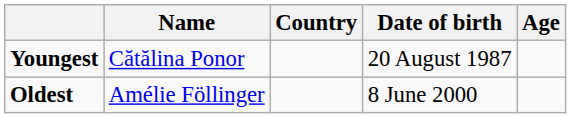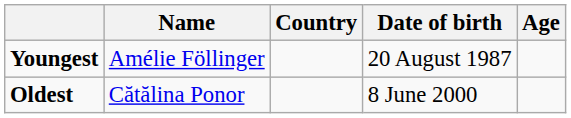(177, 58) Cătălina Ponor -> (187, 58) Amélie Föllinger
(187, 94) Amélie Föllinger -> (177, 94) Cătălina Ponor
